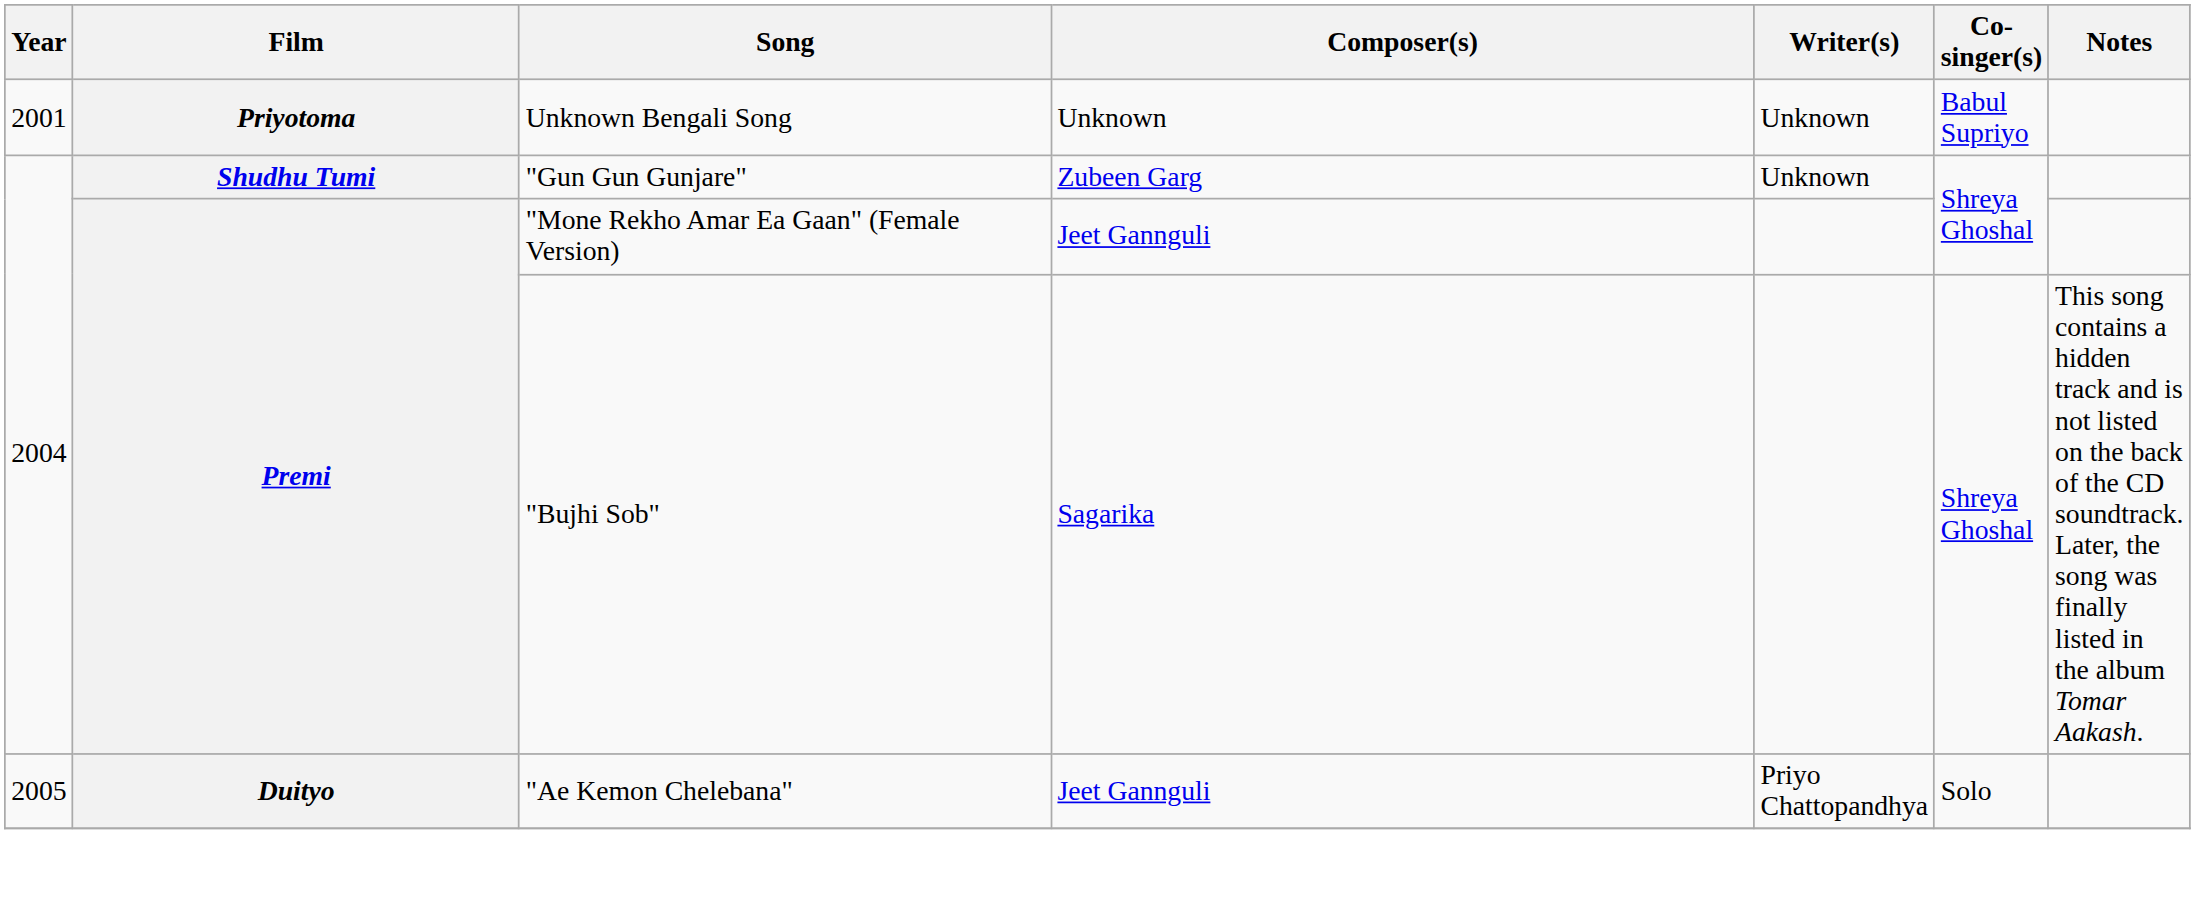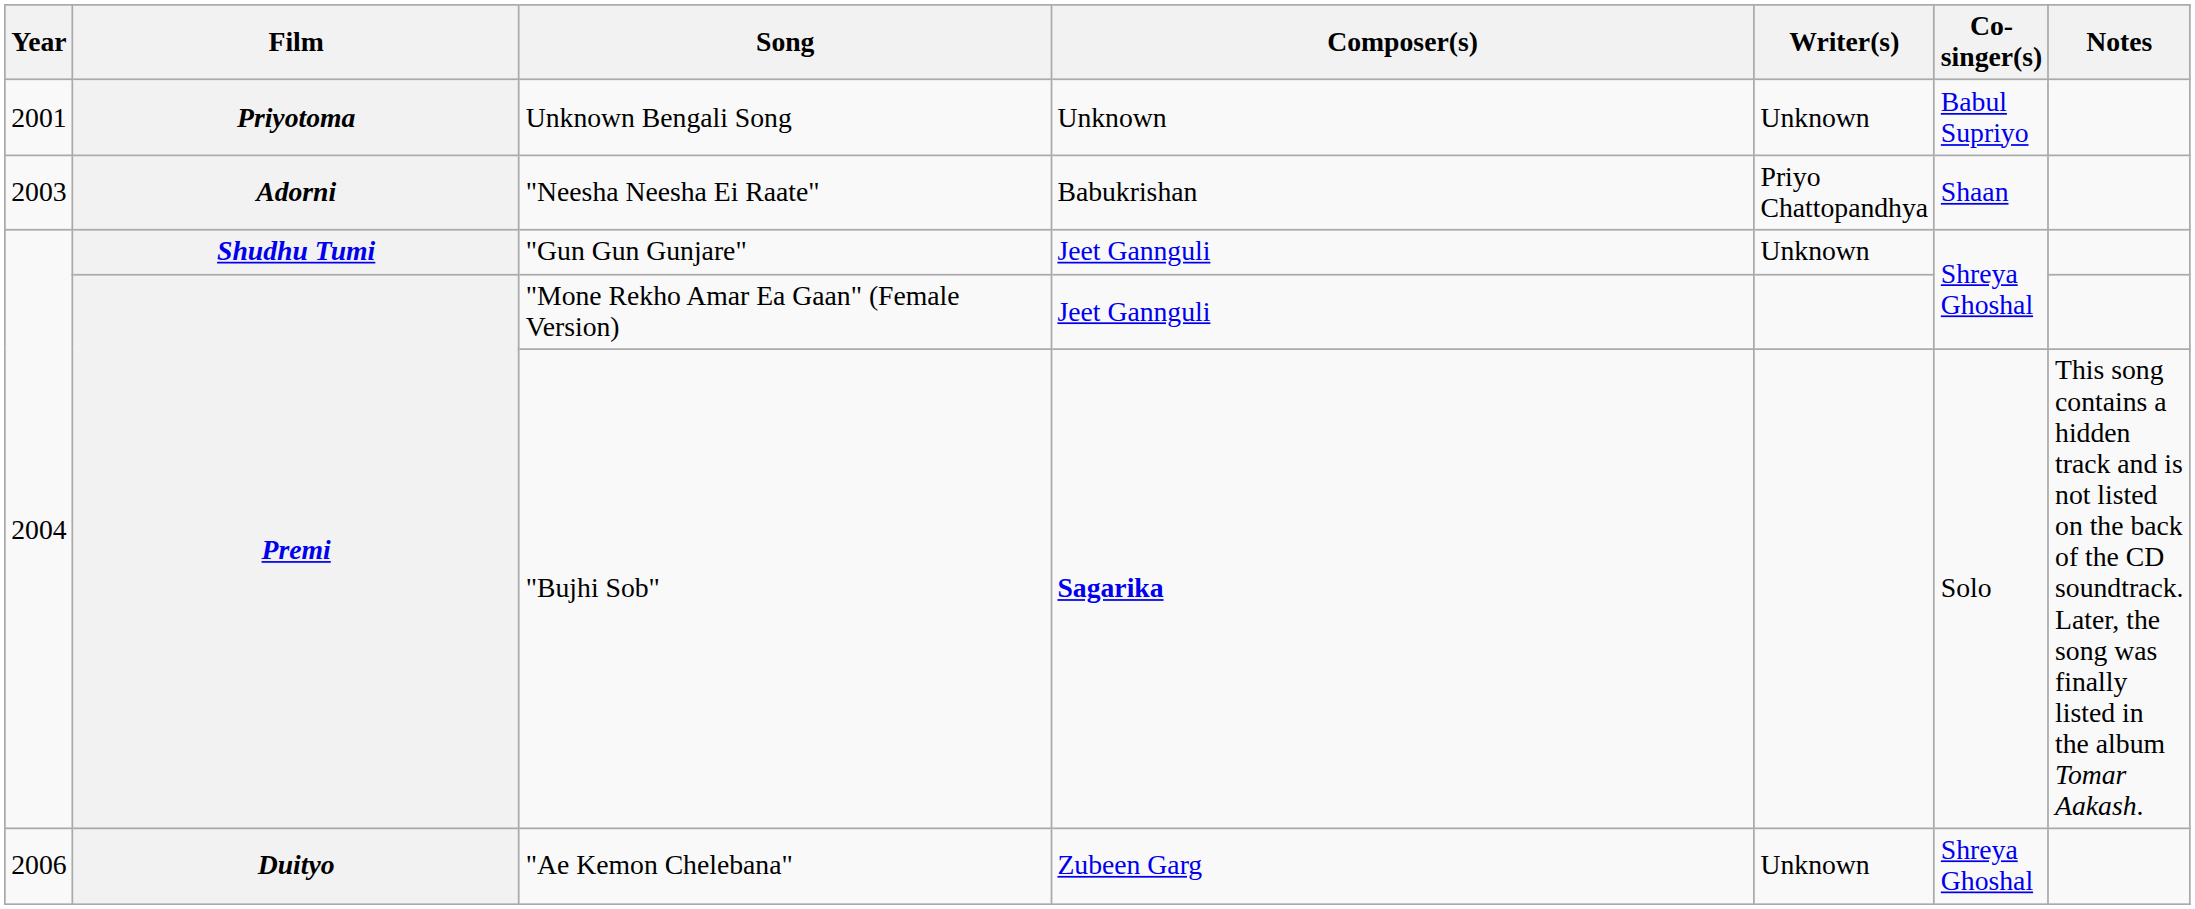+ row: (673, 192)
(1130, 176) Zubeen Garg -> (1134, 251) Jeet Gannguli
(1106, 513) normal -> (1110, 588) bold
(1987, 513) Shreya Ghoshal -> (1966, 588) Solo
(39, 790) 2005 -> (39, 865) 2006
(1134, 790) Jeet Gannguli -> (1130, 865) Zubeen Garg
(1844, 790) Priyo Chattopandhya -> (1815, 865) Unknown
(1966, 790) Solo -> (1987, 865) Shreya Ghoshal
